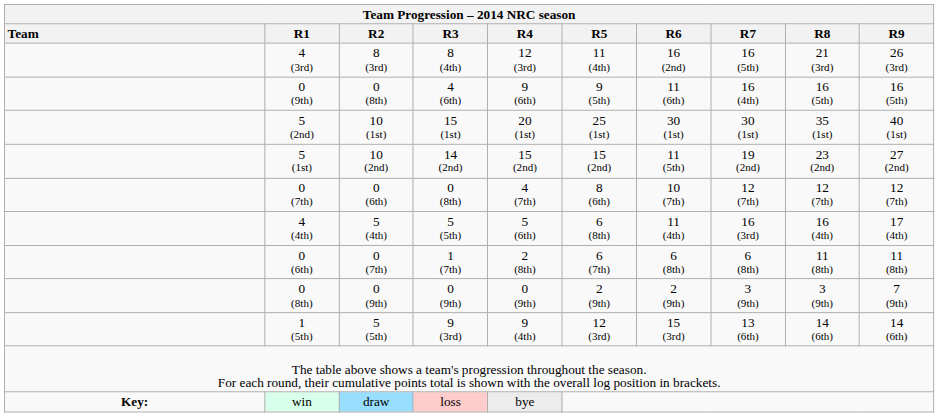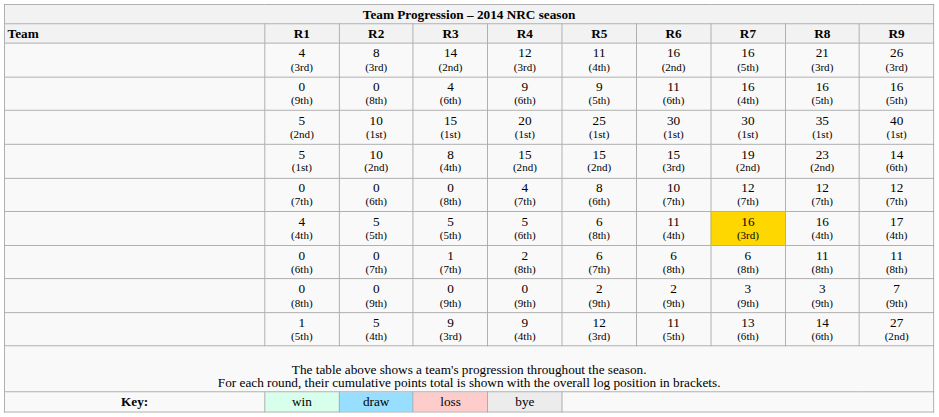(451, 60) 8 (4th) -> (451, 60) 14 (2nd)
(451, 161) 14 (2nd) -> (451, 161) 8 (4th)
(674, 161) 11 (5th) -> (674, 161) 15 (3rd)
(897, 161) 27 (2nd) -> (897, 161) 14 (6th)
(376, 228) 5 (4th) -> (376, 228) 5 (5th)
(748, 228) no background -> (748, 228) gold background
(376, 329) 5 (5th) -> (376, 329) 5 (4th)
(674, 329) 15 (3rd) -> (674, 329) 11 (5th)
(897, 329) 14 (6th) -> (897, 329) 27 (2nd)
